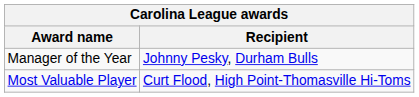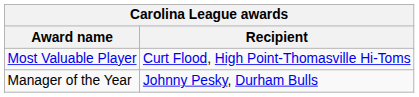rows swapped: (72, 80) <-> (70, 59)
